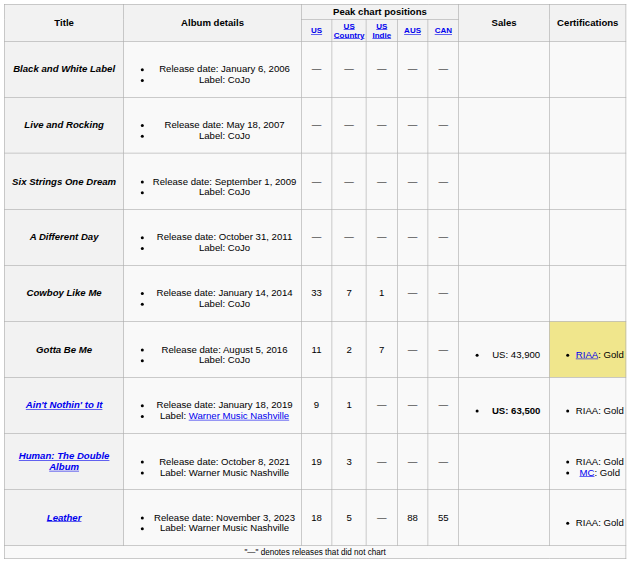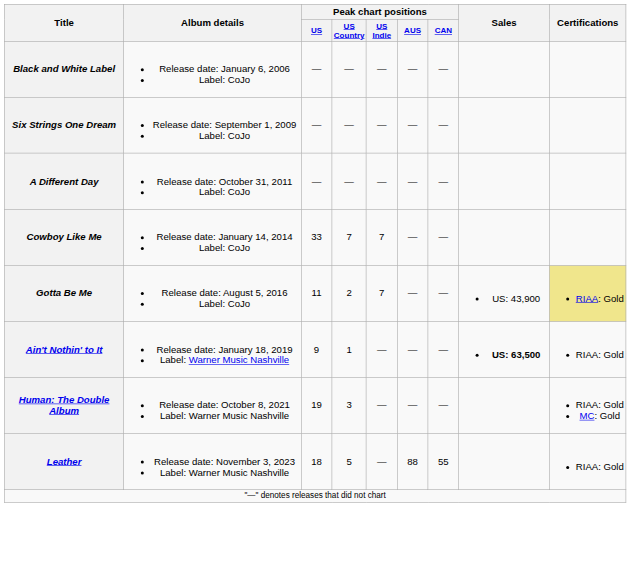- row: (64, 125)
(382, 293) 1 -> (382, 237) 7
